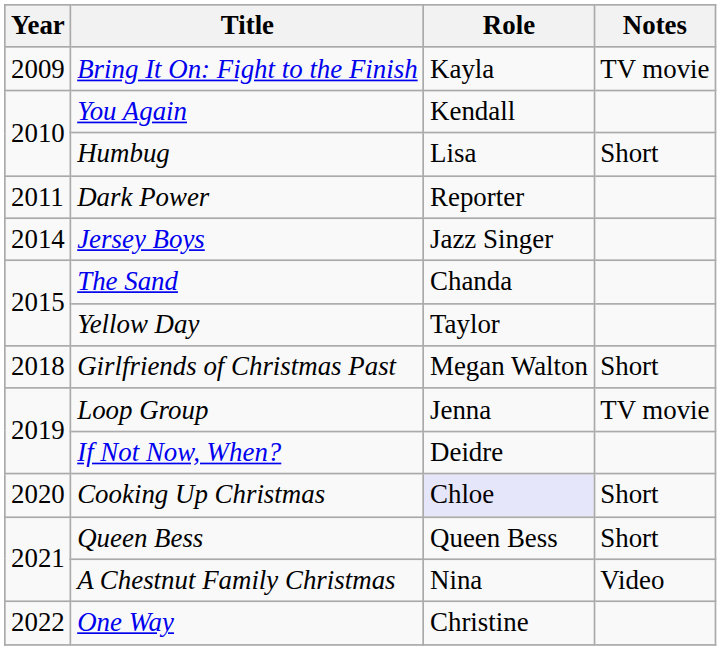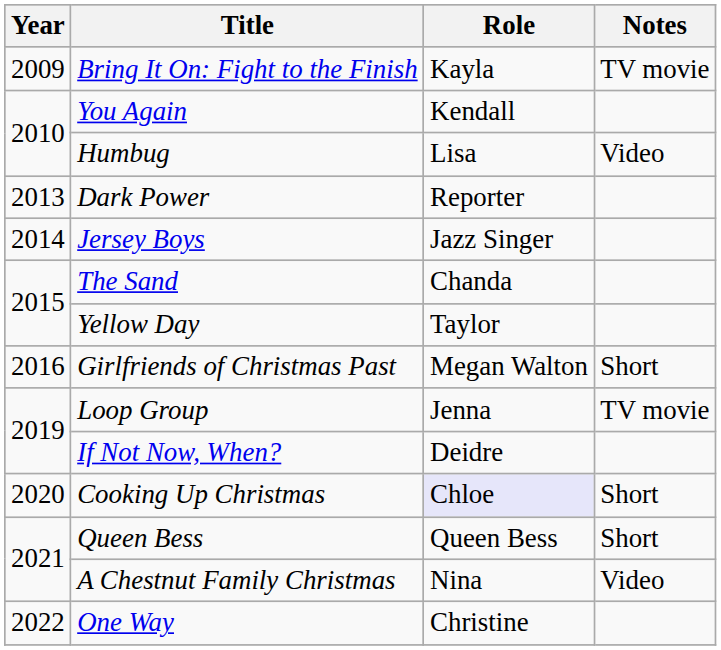(629, 153) Short -> (632, 153) Video
(37, 196) 2011 -> (38, 196) 2013
(38, 366) 2018 -> (38, 366) 2016
